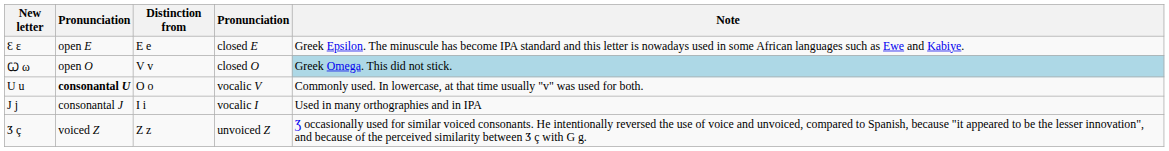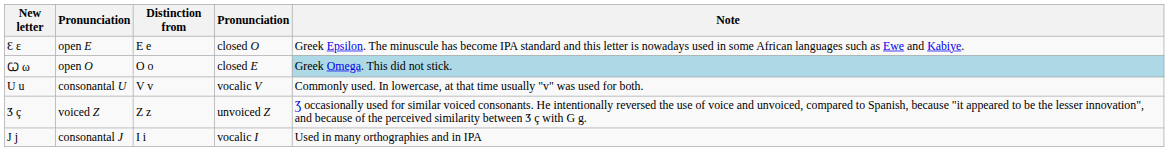(237, 45) closed E -> (238, 45) closed O
(145, 66) V v -> (145, 66) O o
(238, 66) closed O -> (237, 66) closed E
(94, 86) bold -> (92, 86) normal
(145, 86) O o -> (145, 86) V v
rows swapped: (13, 105) <-> (14, 130)
